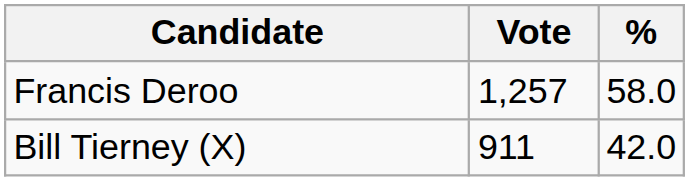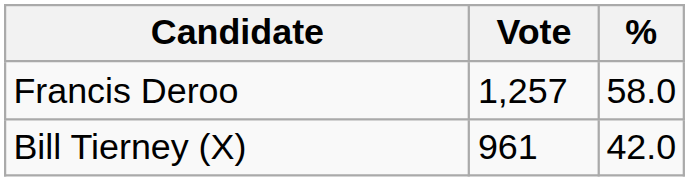(506, 146) 911 -> (508, 146) 961
